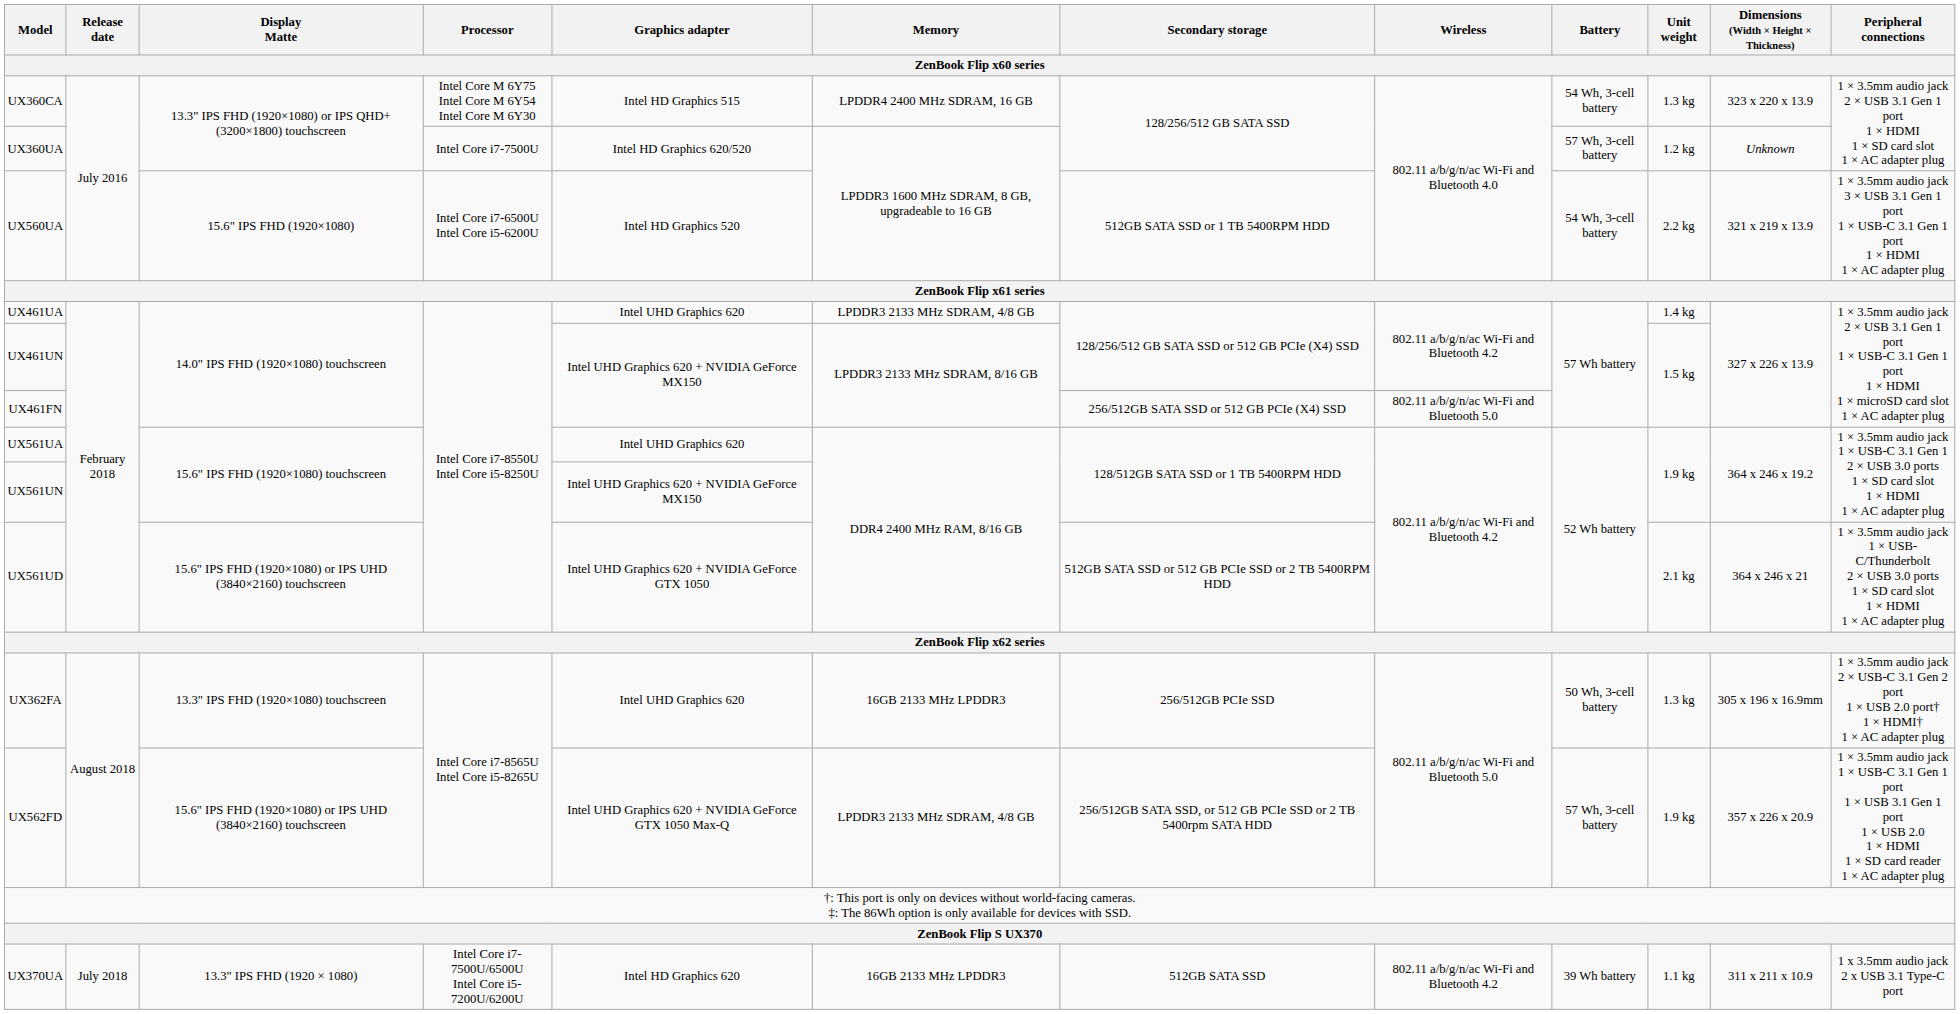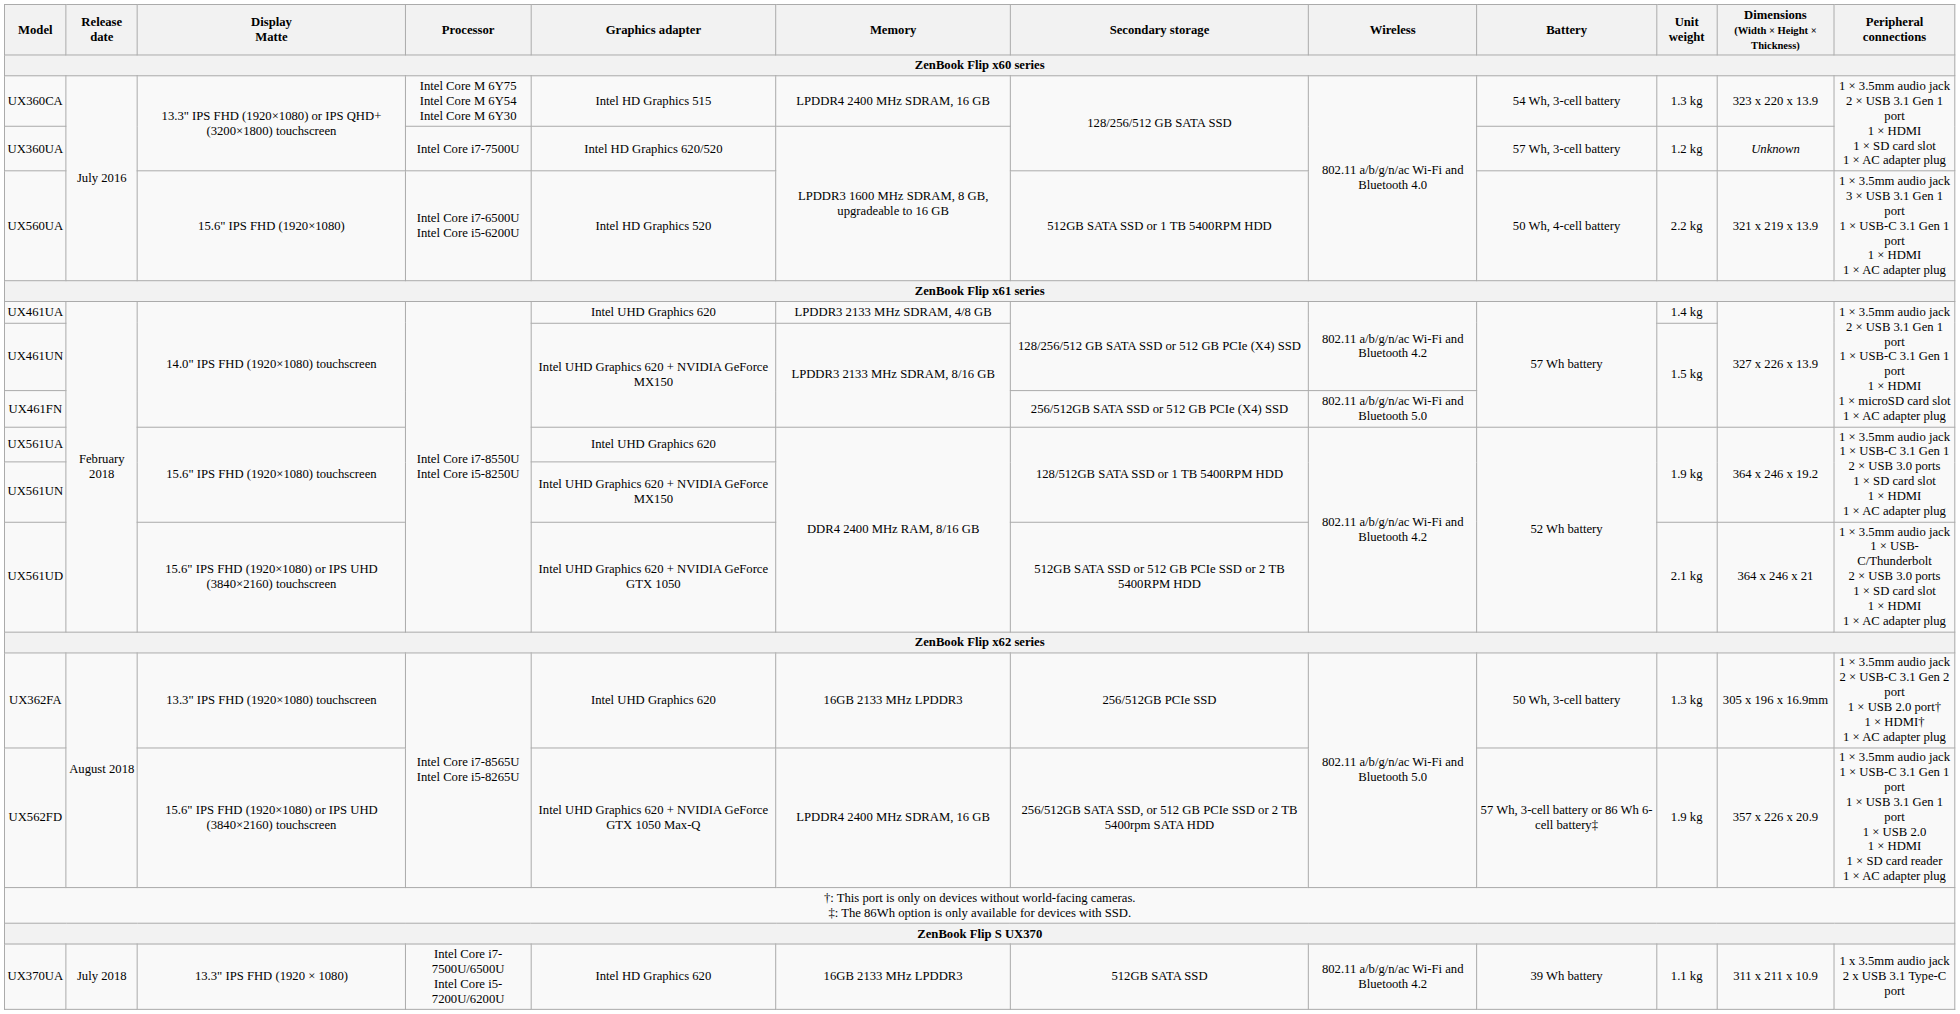(1600, 225) 54 Wh, 3-cell battery -> (1567, 225) 50 Wh, 4-cell battery
(936, 817) LPDDR3 2133 MHz SDRAM, 4/8 GB -> (893, 817) LPDDR4 2400 MHz SDRAM, 16 GB
(1600, 817) 57 Wh, 3-cell battery -> (1567, 817) 57 Wh, 3-cell battery or 86 Wh 6-cell battery‡
